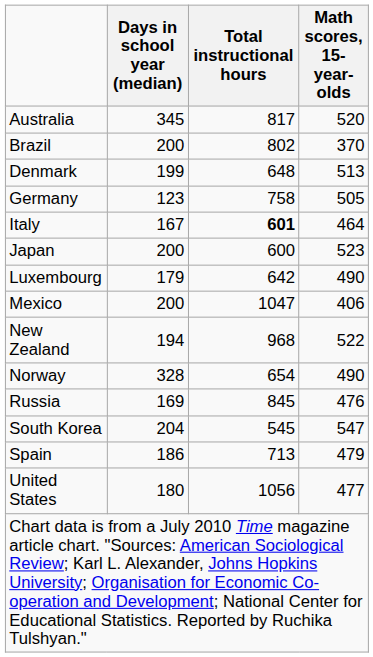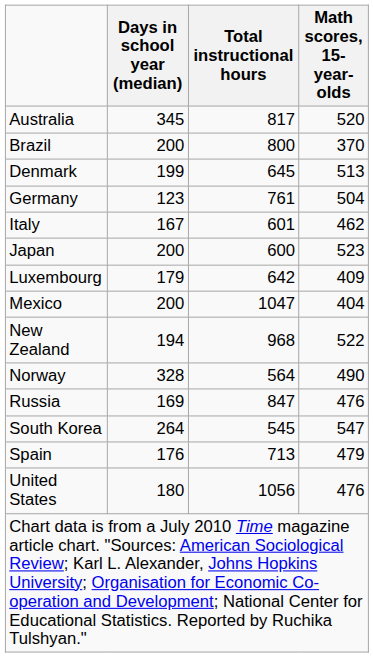(281, 145) 802 -> (281, 145) 800
(281, 172) 648 -> (281, 172) 645
(281, 198) 758 -> (281, 198) 761
(351, 198) 505 -> (351, 198) 504
(281, 225) bold -> (281, 225) normal
(351, 225) 464 -> (351, 225) 462
(351, 277) 490 -> (351, 277) 409
(351, 304) 406 -> (351, 304) 404
(281, 375) 654 -> (281, 375) 564
(281, 402) 845 -> (281, 402) 847
(170, 428) 204 -> (170, 428) 264
(170, 455) 186 -> (170, 455) 176
(351, 490) 477 -> (351, 490) 476
